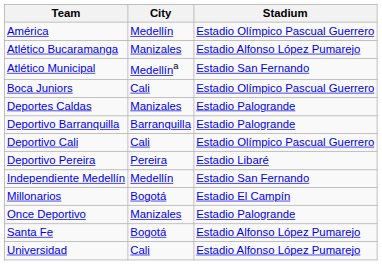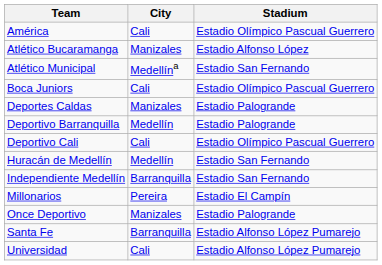(152, 31) Medellín -> (140, 31) Cali
(278, 49) Estadio Alfonso López Pumarejo -> (252, 49) Estadio Alfonso López
(161, 124) Barranquilla -> (152, 124) Medellín
- row: (51, 160)
+ row: (59, 160)
(152, 178) Medellín -> (161, 178) Barranquilla
(148, 196) Bogotá -> (149, 196) Pereira
(148, 232) Bogotá -> (161, 232) Barranquilla
